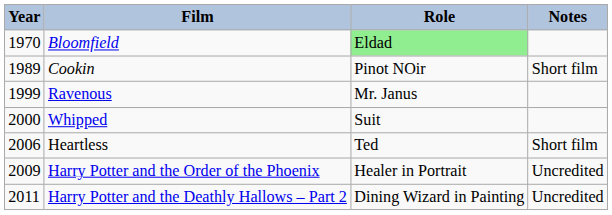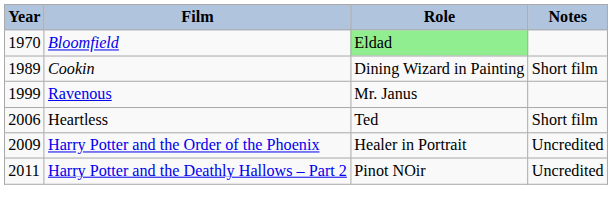(390, 68) Pinot NOir -> (439, 68) Dining Wizard in Painting
- row: (78, 119)
(439, 196) Dining Wizard in Painting -> (390, 171) Pinot NOir
